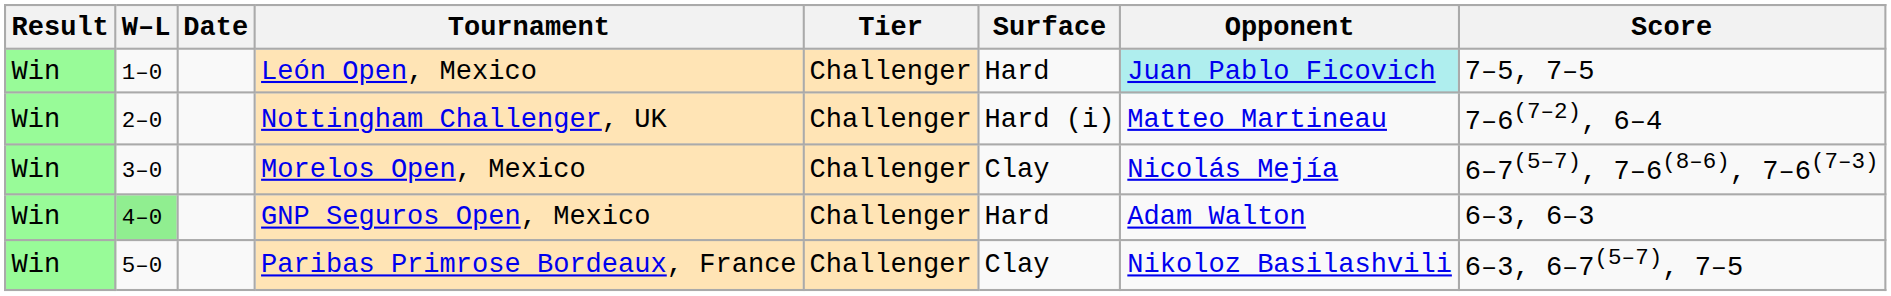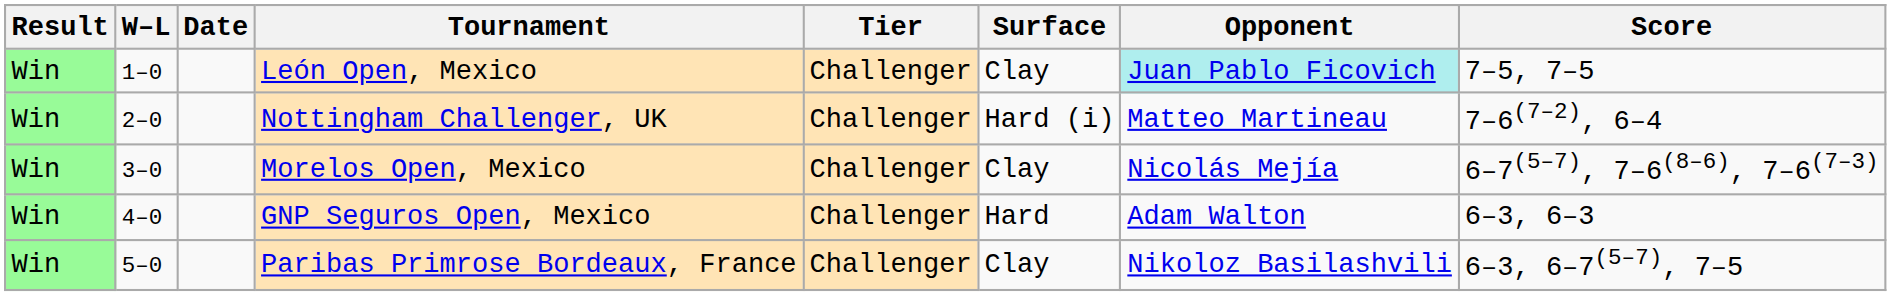(1017, 71) Hard -> (1017, 71) Clay
(142, 218) lightgreen background -> (142, 218) no background
